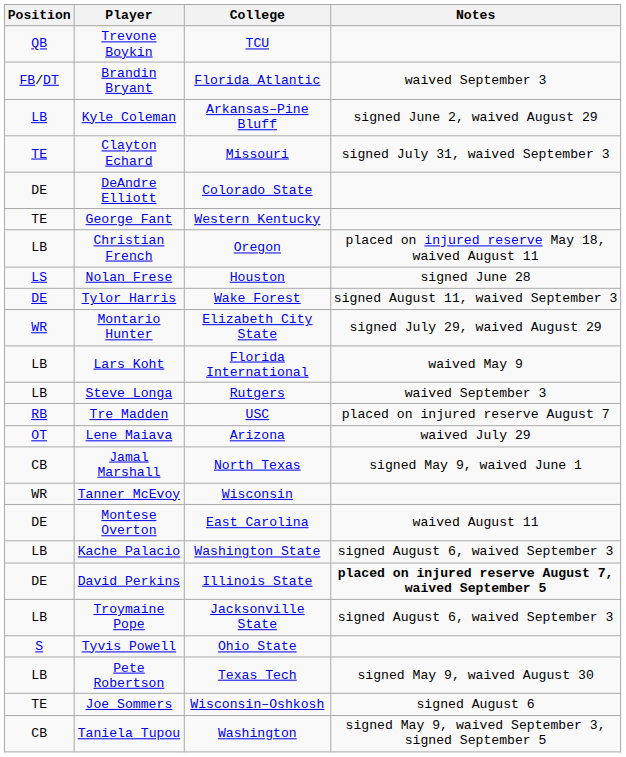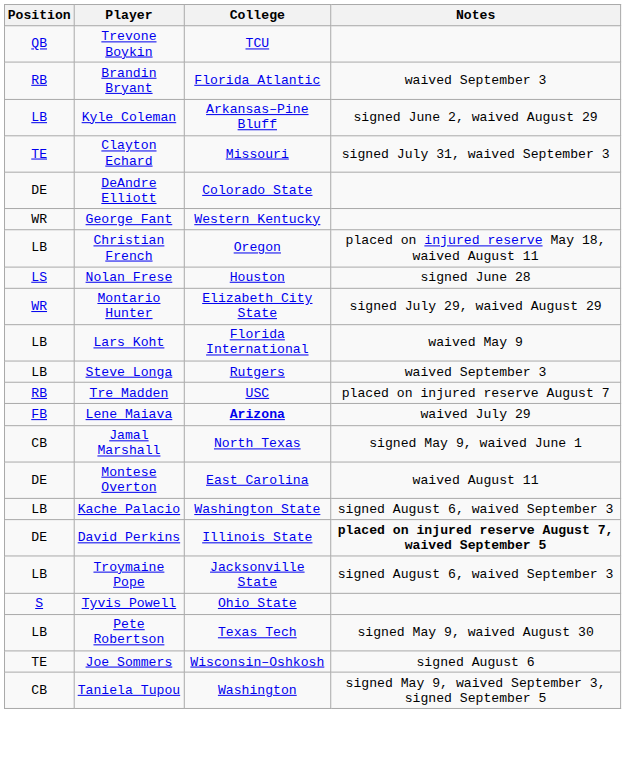(39, 81) FB/DT -> (39, 81) RB
(39, 219) TE -> (39, 219) WR
- row: (129, 299)
(39, 436) OT -> (39, 415) FB
(257, 436) normal -> (257, 415) bold
- row: (129, 494)
